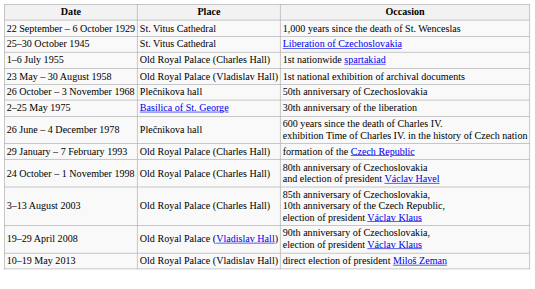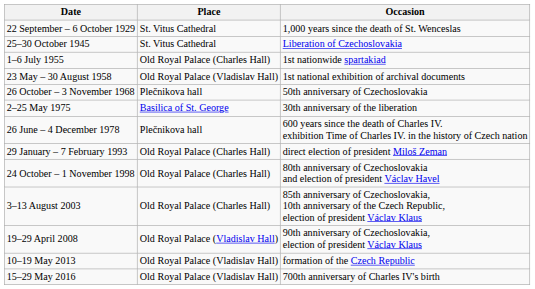(349, 151) formation of the Czech Republic -> (365, 151) direct election of president Miloš Zeman
(365, 261) direct election of president Miloš Zeman -> (349, 261) formation of the Czech Republic
+ row: (41, 277)
